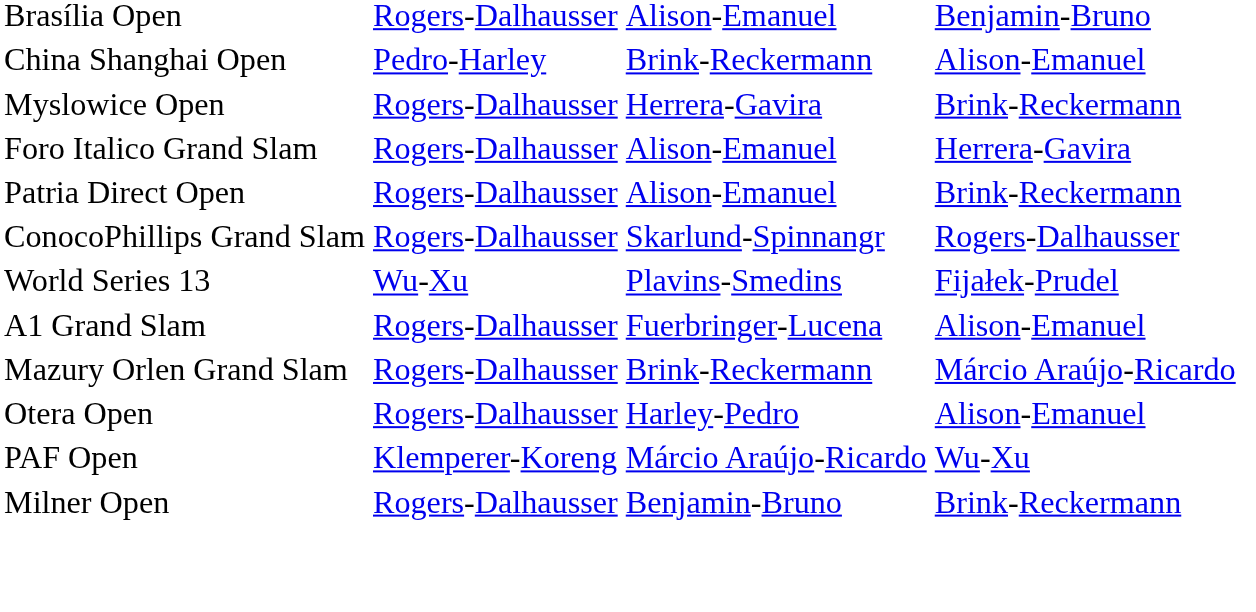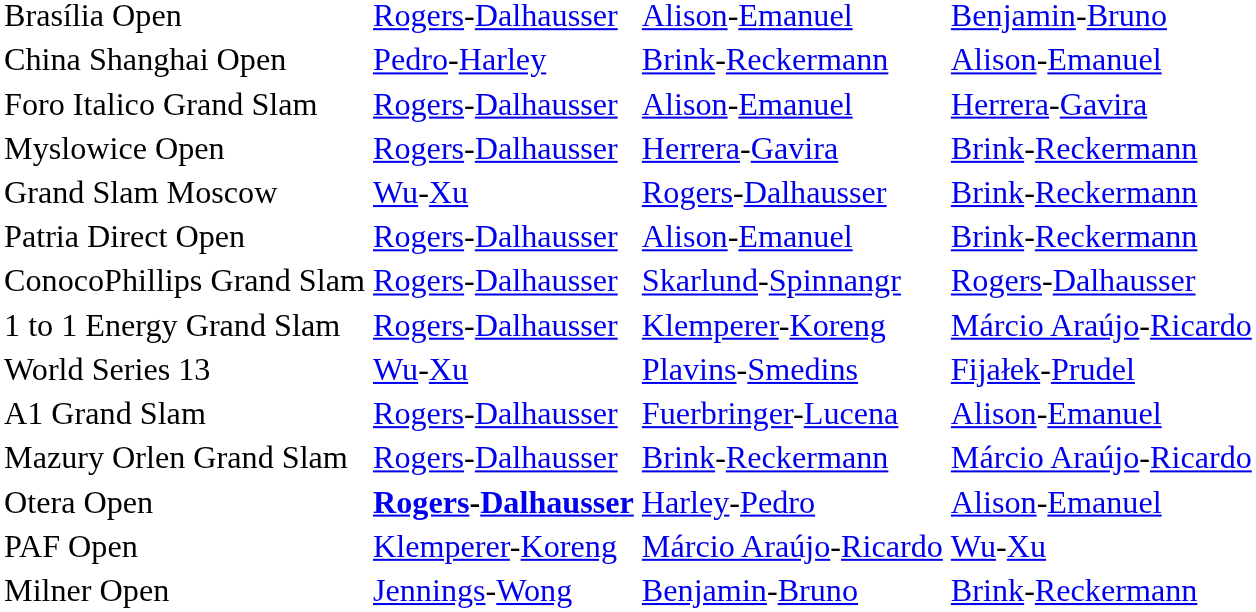rows swapped: (161, 148) <-> (114, 104)
+ row: (141, 192)
+ row: (172, 325)
(495, 413) normal -> (503, 502) bold
(495, 502) Rogers-Dalhausser -> (473, 590) Jennings-Wong
